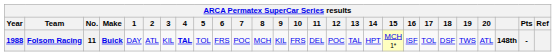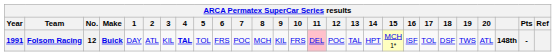(15, 40) 1988 -> (15, 40) 1991
(92, 40) 11 -> (92, 40) 12
(317, 40) no background -> (317, 40) pink background
